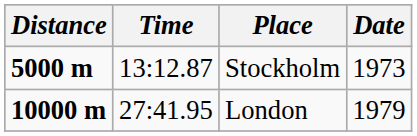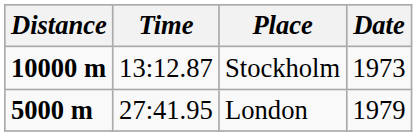(52, 67) 5000 m -> (59, 67) 10000 m
(59, 109) 10000 m -> (52, 109) 5000 m
